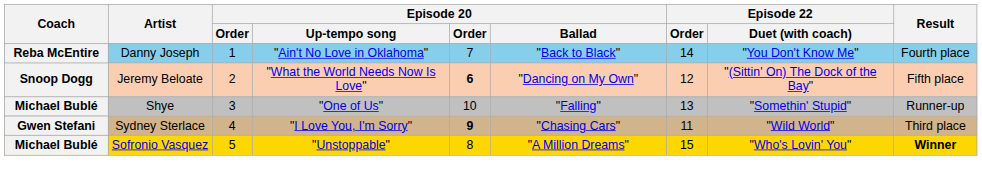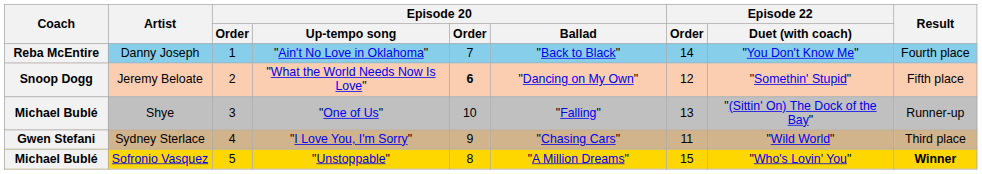(800, 79) "(Sittin' On) The Dock of the Bay" -> (800, 79) "Somethin' Stupid"
(800, 106) "Somethin' Stupid" -> (800, 113) "(Sittin' On) The Dock of the Bay"
(470, 125) bold -> (470, 139) normal
